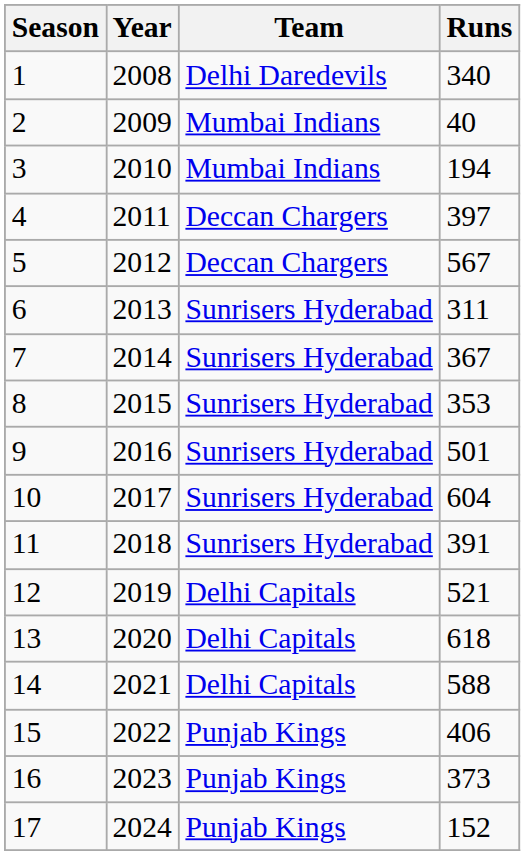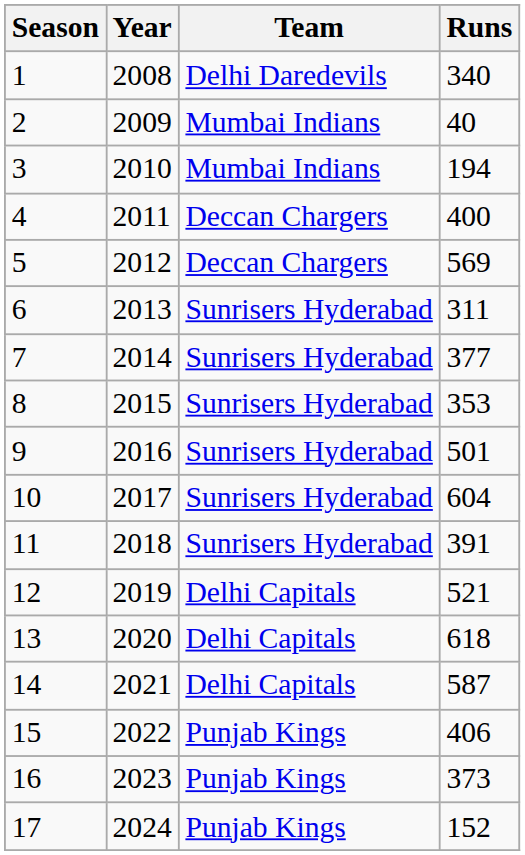(469, 215) 397 -> (469, 215) 400
(469, 262) 567 -> (469, 262) 569
(469, 356) 367 -> (469, 356) 377
(469, 685) 588 -> (469, 685) 587
